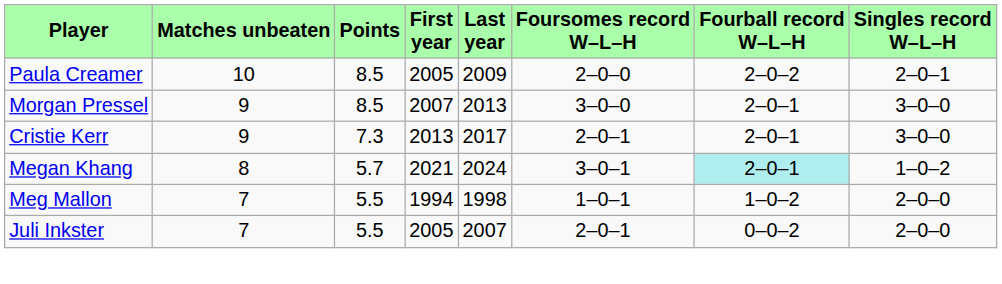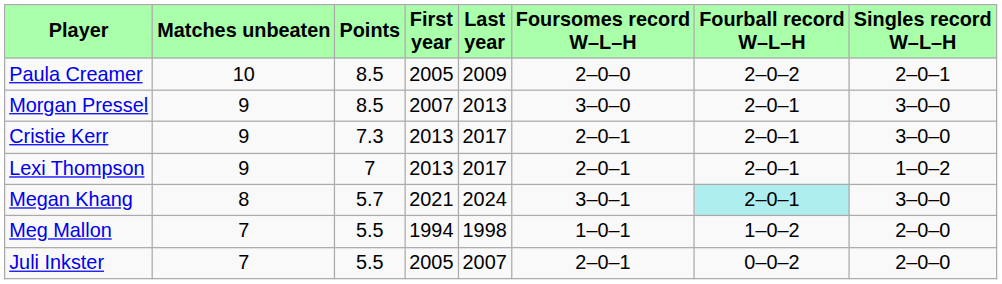+ row: (77, 168)
(923, 168) 1–0–2 -> (923, 199) 3–0–0
